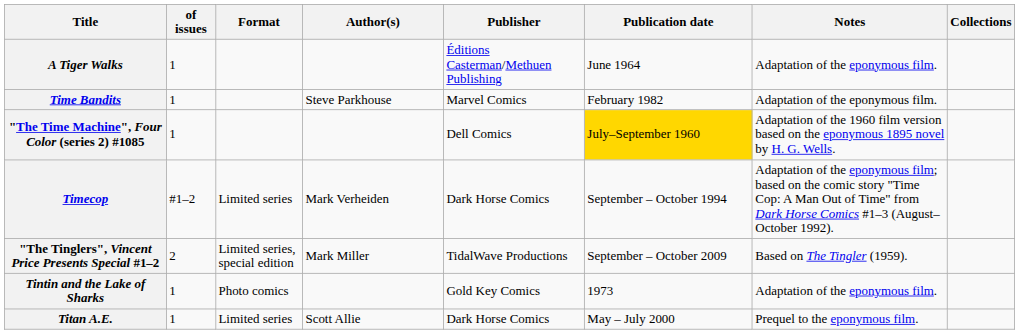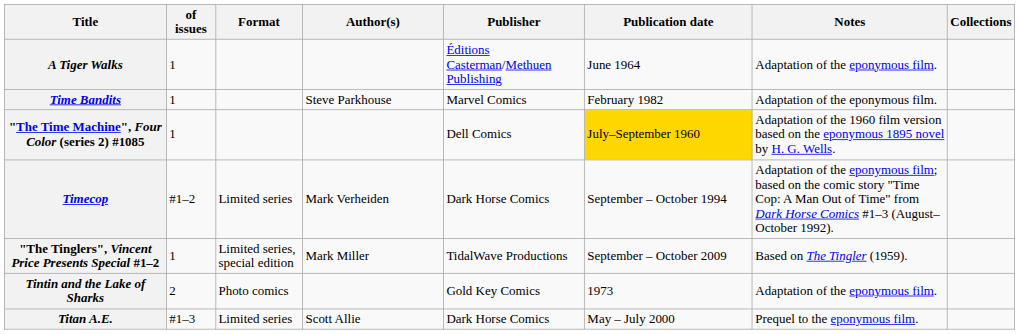(173, 256) 2 -> (173, 256) 1
(173, 291) 1 -> (173, 291) 2
(173, 319) 1 -> (182, 319) #1–3
